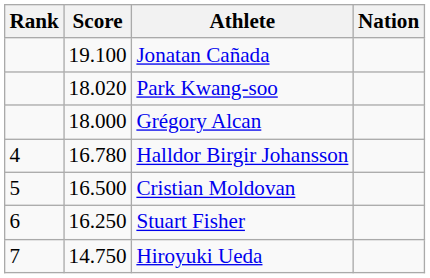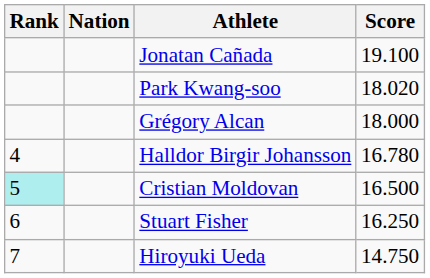columns swapped: (389, 21) <-> (98, 21)
(15, 188) no background -> (15, 188) paleturquoise background
